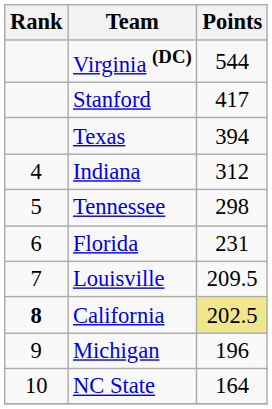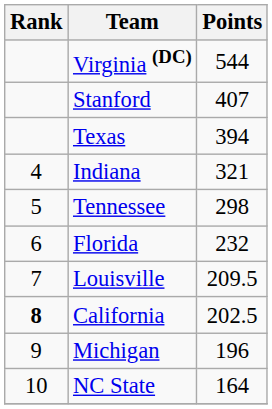(232, 100) 417 -> (232, 100) 407
(232, 171) 312 -> (232, 171) 321
(232, 243) 231 -> (232, 243) 232
(232, 314) khaki background -> (232, 314) no background
